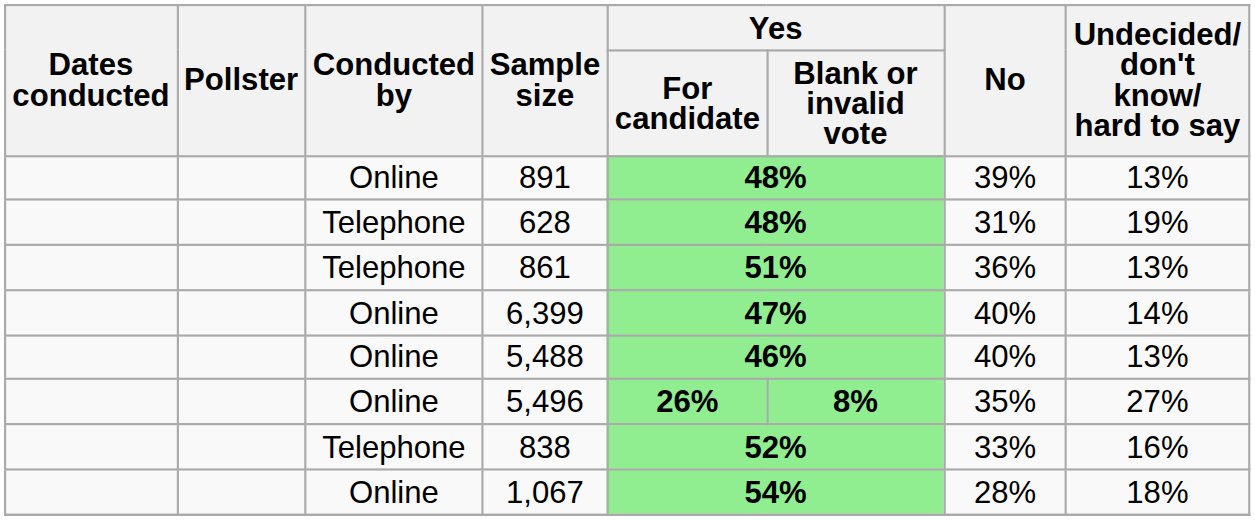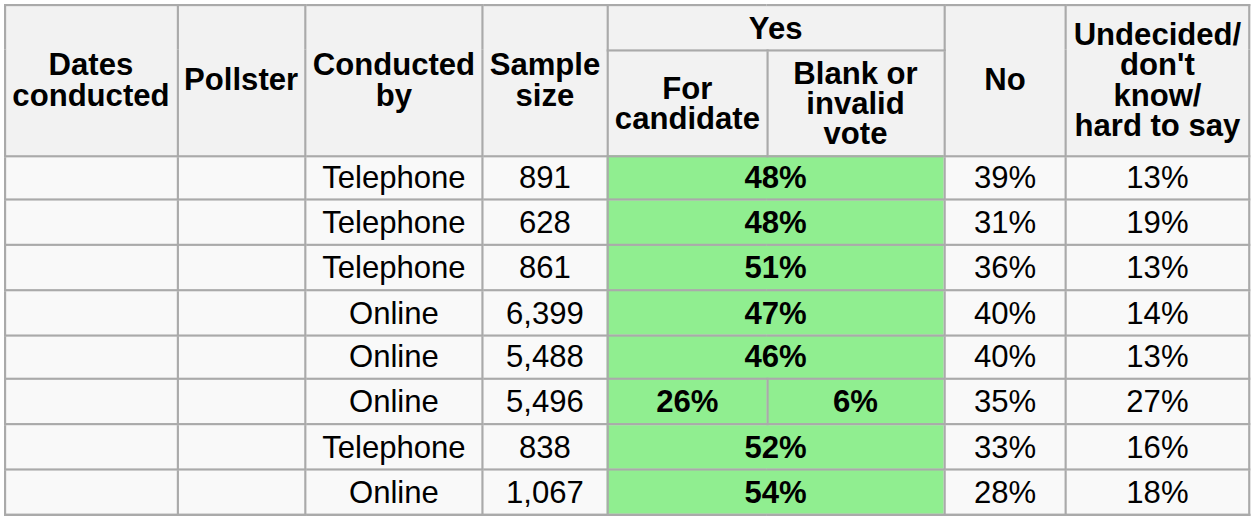(394, 178) Online -> (394, 178) Telephone
(856, 402) 8% -> (856, 402) 6%
